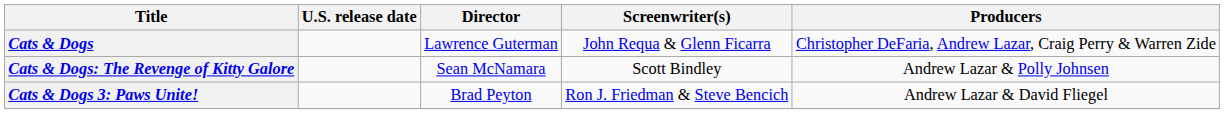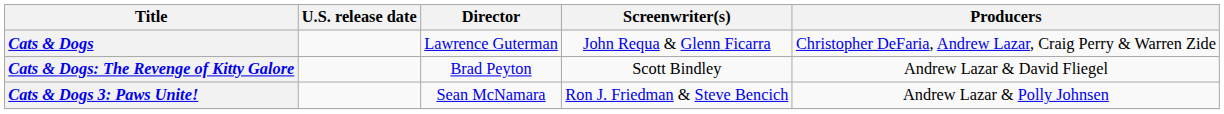(491, 69) Sean McNamara -> (491, 69) Brad Peyton
(1006, 69) Andrew Lazar & Polly Johnsen -> (1006, 69) Andrew Lazar & David Fliegel
(491, 95) Brad Peyton -> (491, 95) Sean McNamara
(1006, 95) Andrew Lazar & David Fliegel -> (1006, 95) Andrew Lazar & Polly Johnsen
